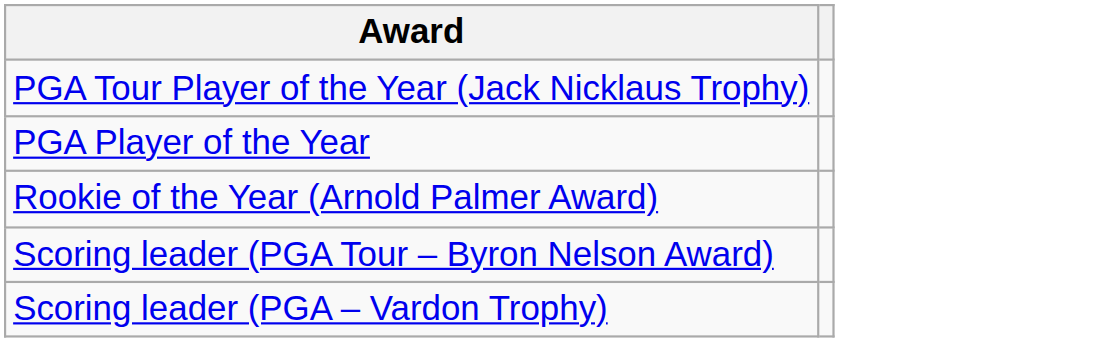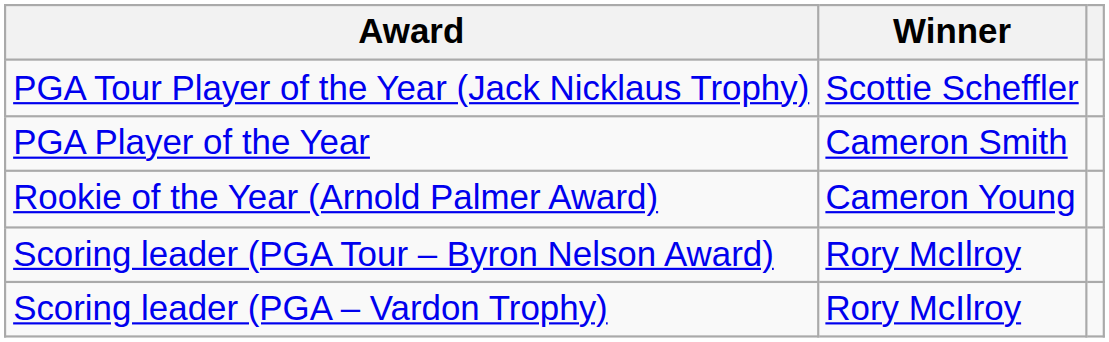+ column: (952, 32)
